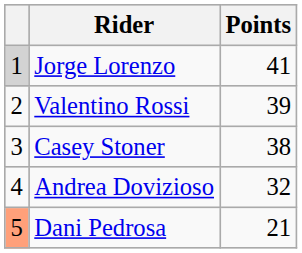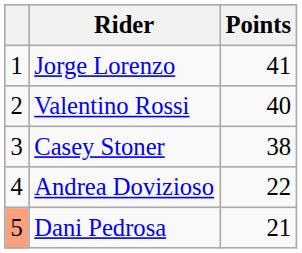(17, 65) lightgrey background -> (17, 65) no background
(279, 106) 39 -> (279, 106) 40
(279, 187) 32 -> (279, 187) 22
